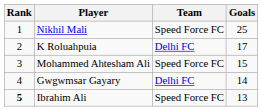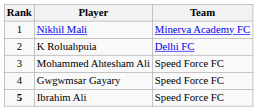- column: (242, 13)
(189, 30) Speed Force FC -> (203, 30) Minerva Academy FC
(175, 81) Delhi FC -> (189, 81) Speed Force FC
